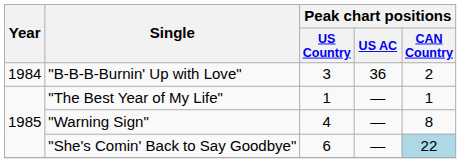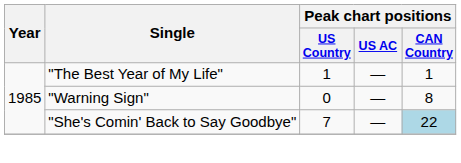- row: (145, 74)
(327, 122) 4 -> (327, 98) 0
(327, 145) 6 -> (327, 122) 7
